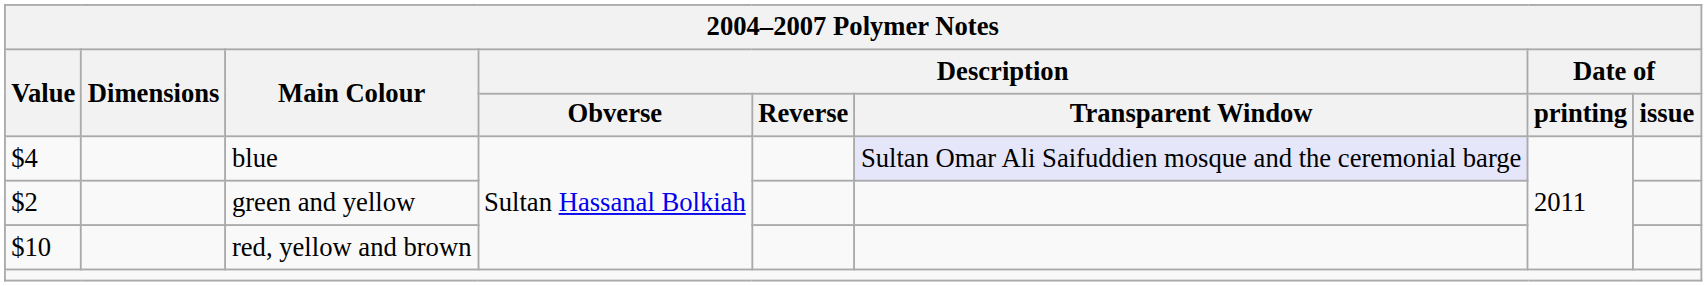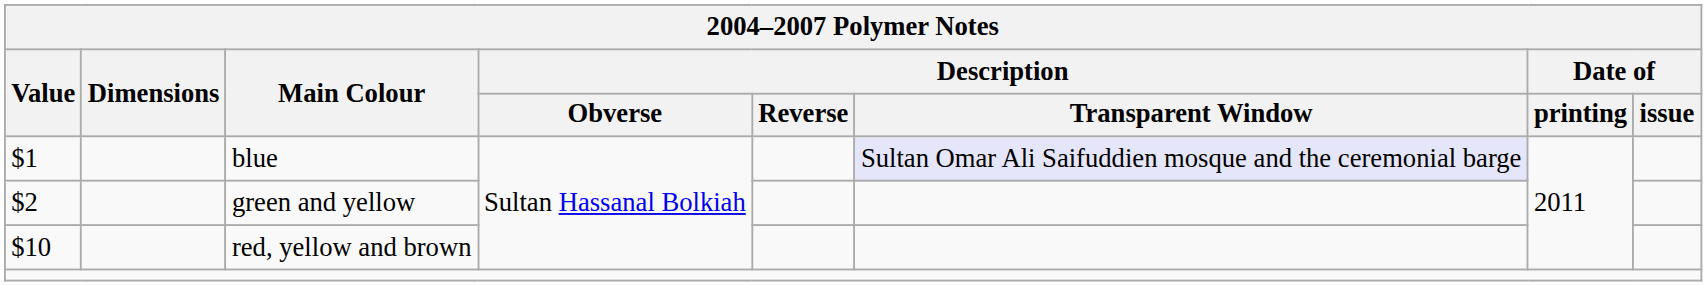(24, 158) $4 -> (24, 158) $1
